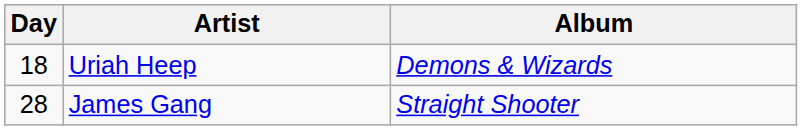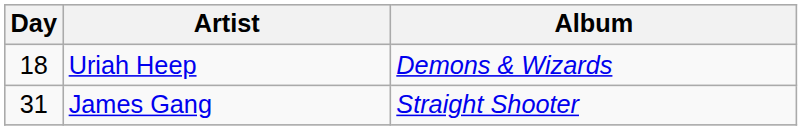(34, 104) 28 -> (34, 104) 31
